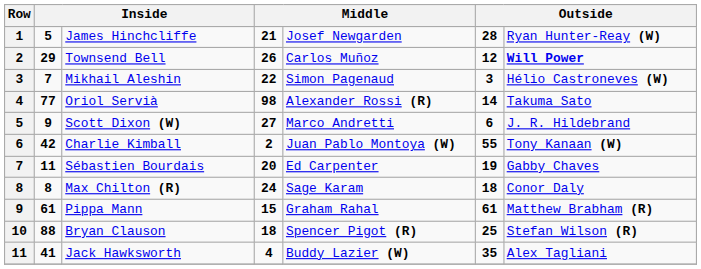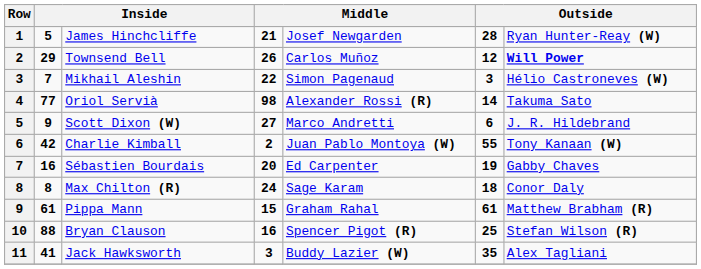(48, 166) 11 -> (48, 166) 16
(269, 231) 18 -> (269, 231) 16
(269, 253) 4 -> (269, 253) 3
